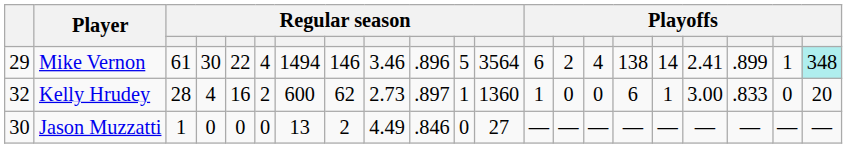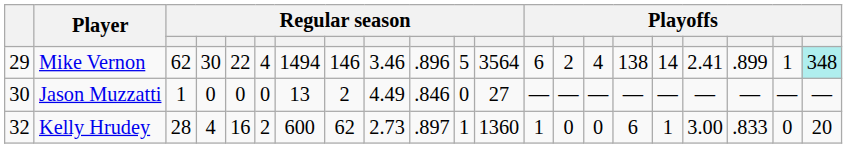(181, 62) 61 -> (181, 62) 62
rows swapped: (95, 94) <-> (100, 126)
